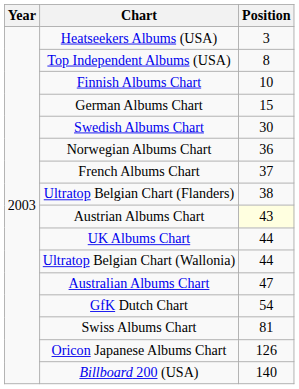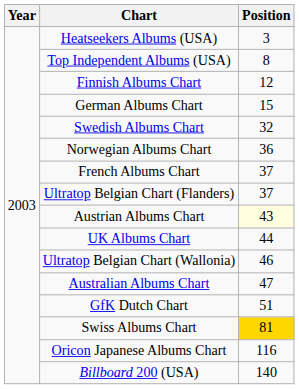(266, 82) 10 -> (266, 82) 12
(266, 127) 30 -> (266, 127) 32
(266, 194) 38 -> (266, 194) 37
(266, 261) 44 -> (266, 261) 46
(266, 305) 54 -> (266, 305) 51
(266, 328) no background -> (266, 328) gold background
(266, 350) 126 -> (266, 350) 116
